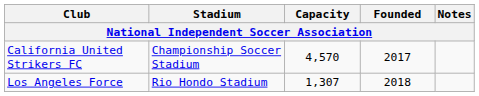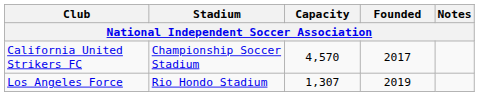(397, 82) 2018 -> (397, 82) 2019
